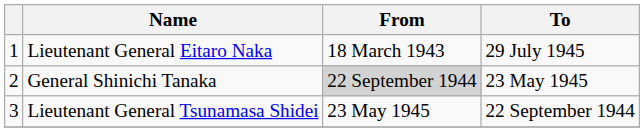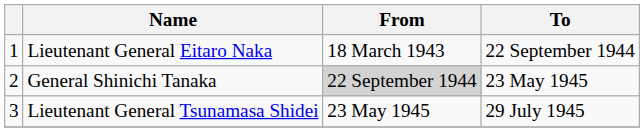(535, 50) 29 July 1945 -> (560, 50) 22 September 1944
(560, 111) 22 September 1944 -> (535, 111) 29 July 1945
